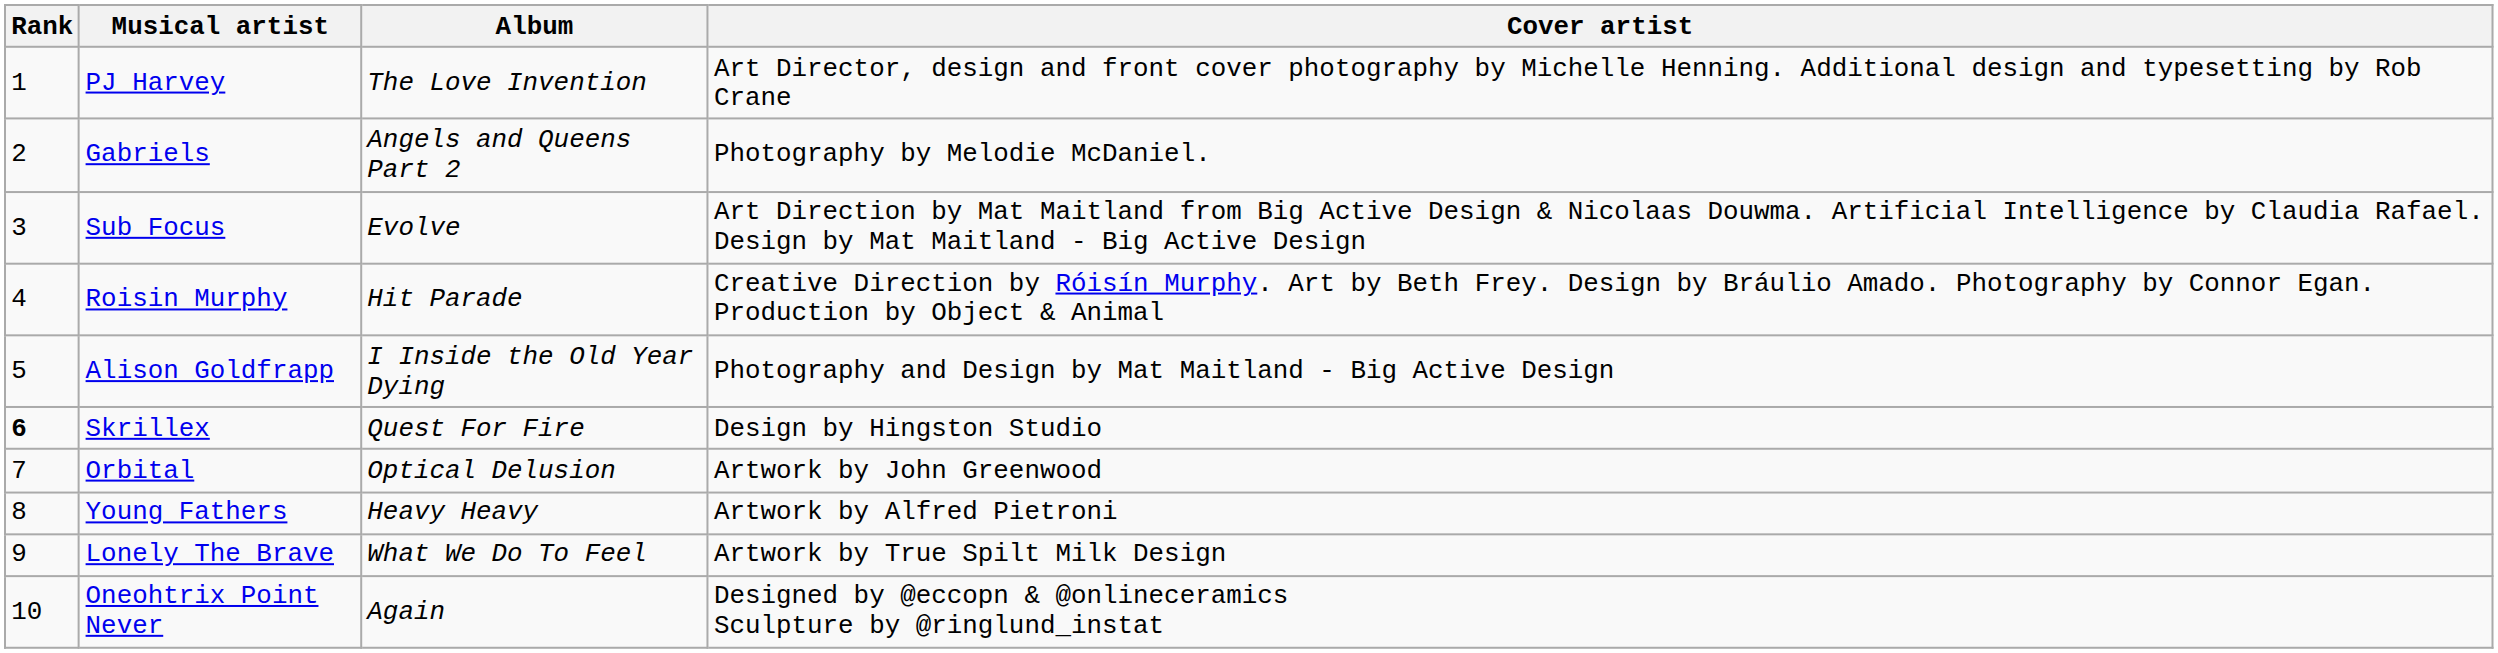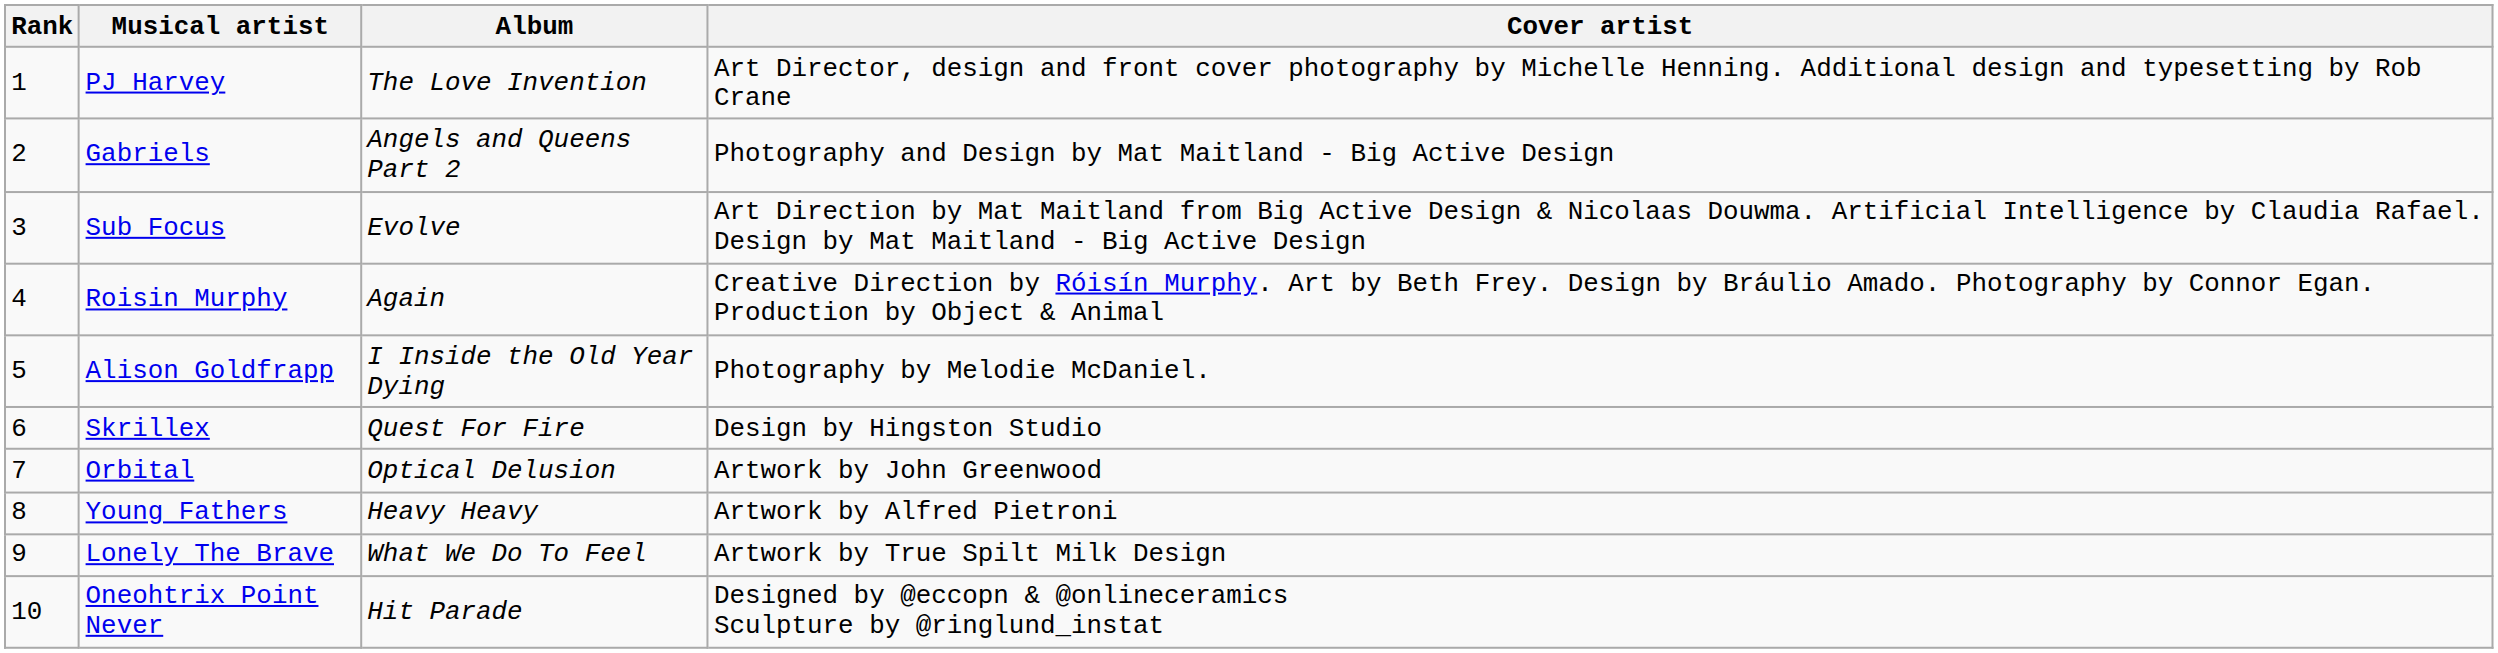(962, 155) Photography by Melodie McDaniel. -> (1164, 155) Photography and Design by Mat Maitland - Big Active Design
(445, 299) Hit Parade -> (406, 299) Again
(1164, 371) Photography and Design by Mat Maitland - Big Active Design -> (962, 371) Photography by Melodie McDaniel.
(19, 428) bold -> (19, 428) normal
(406, 612) Again -> (445, 612) Hit Parade
